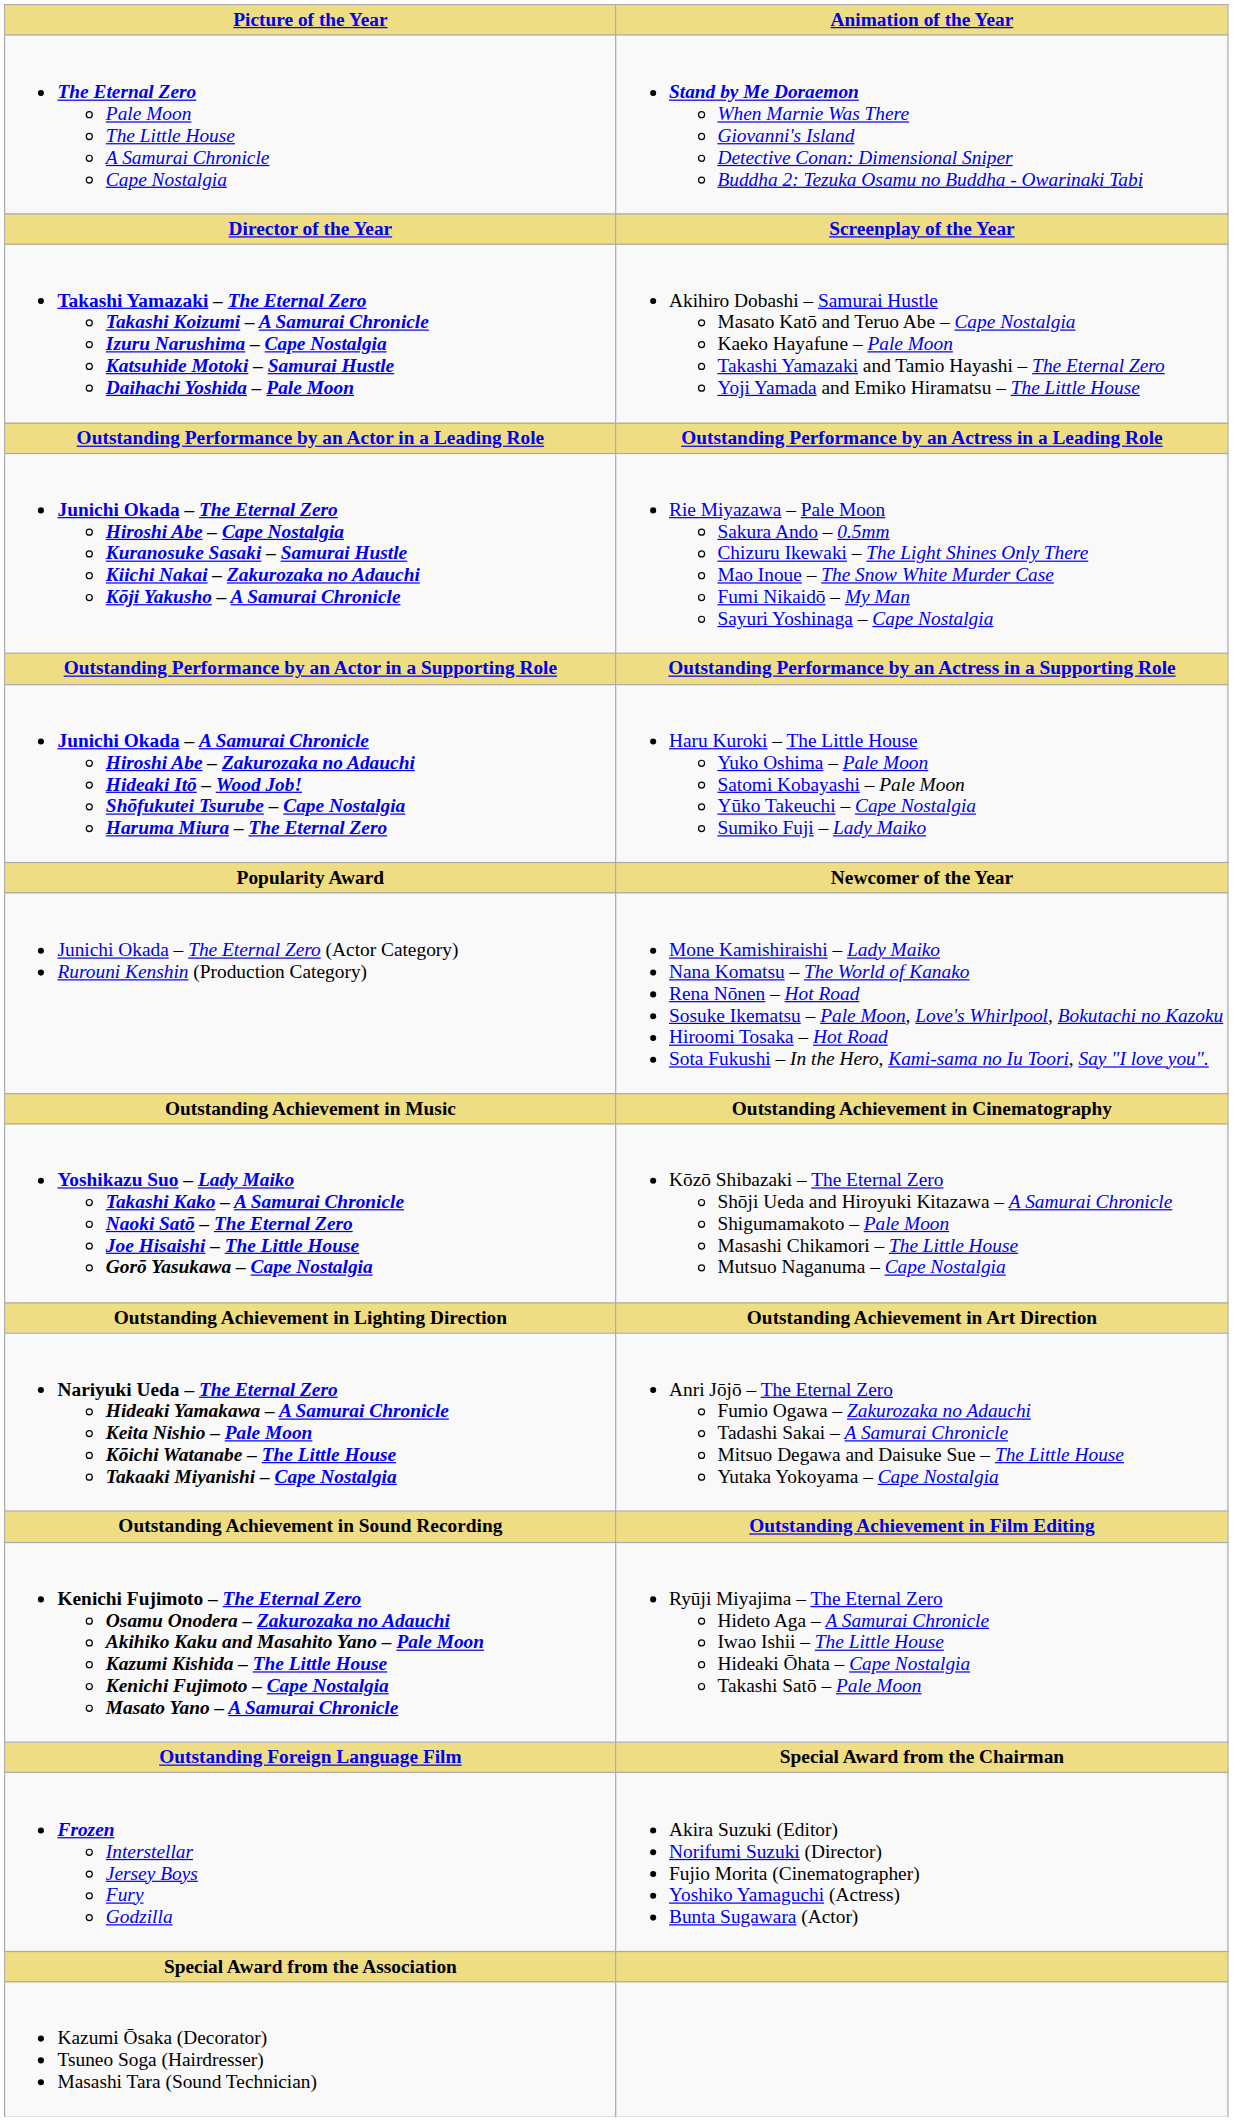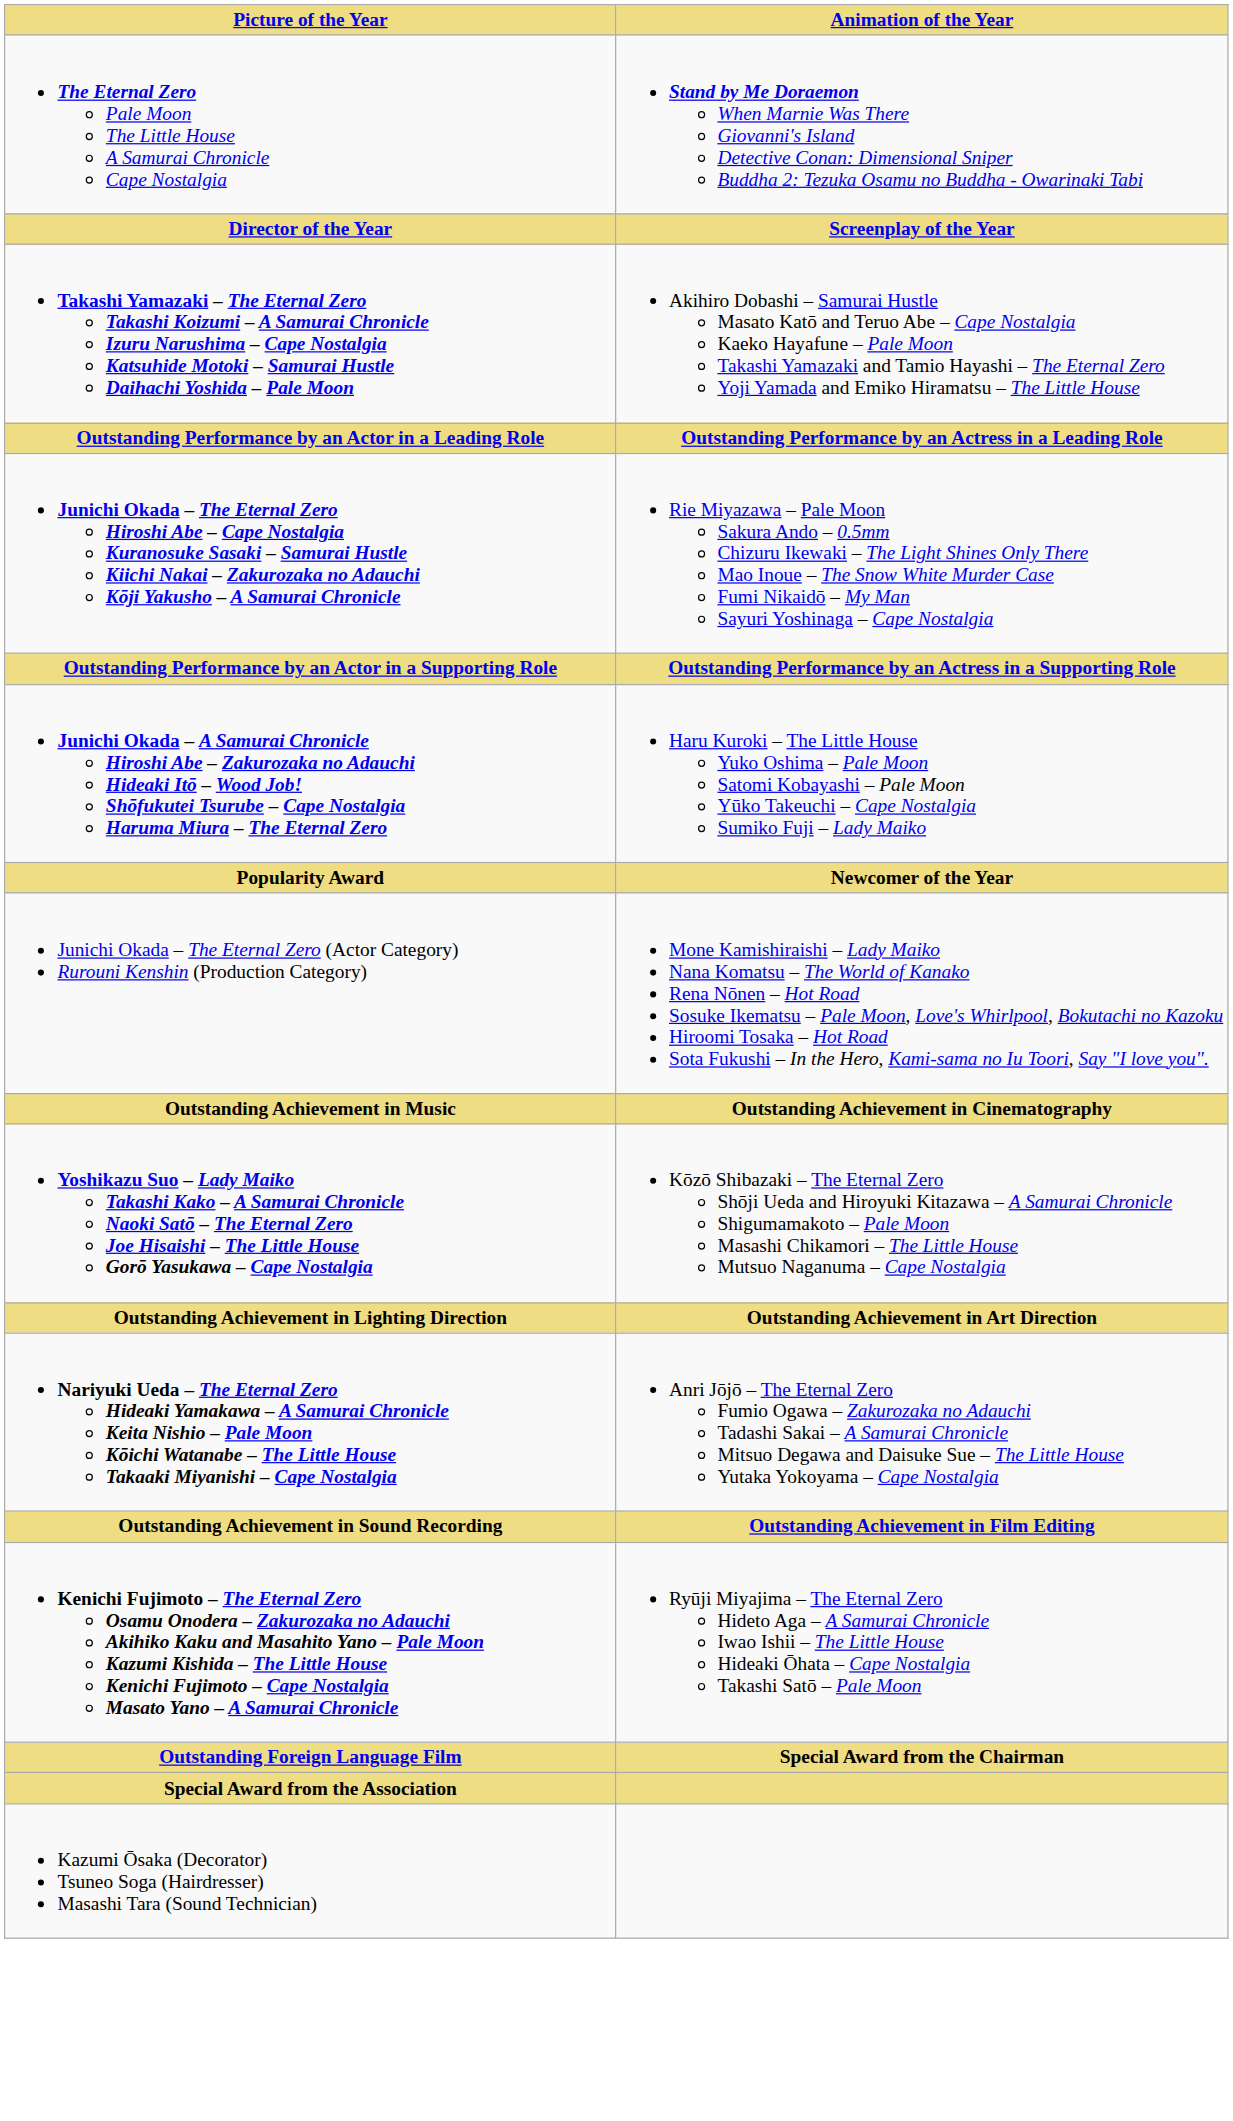- row: (310, 1873)
